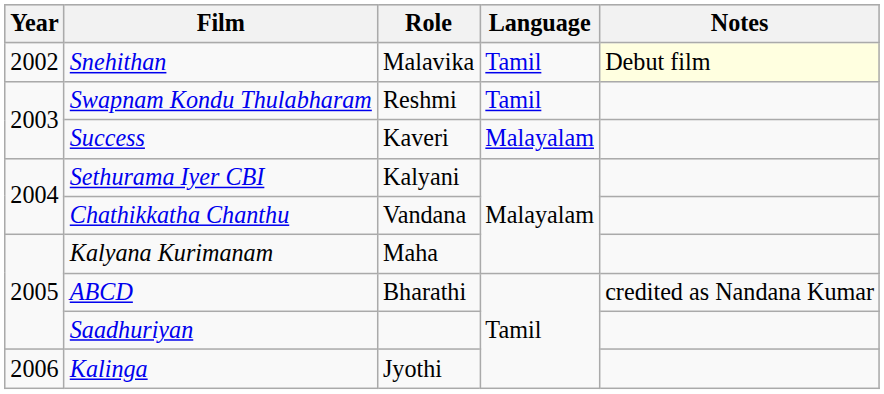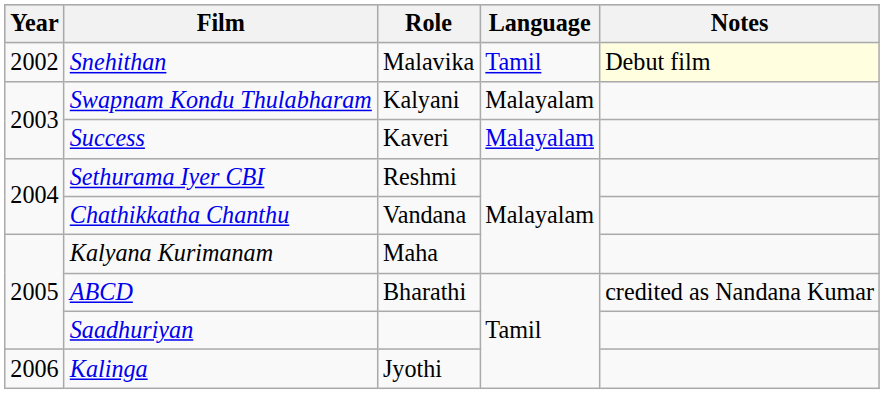(420, 100) Reshmi -> (421, 100) Kalyani
(513, 100) Tamil -> (540, 100) Malayalam
(421, 176) Kalyani -> (420, 176) Reshmi
